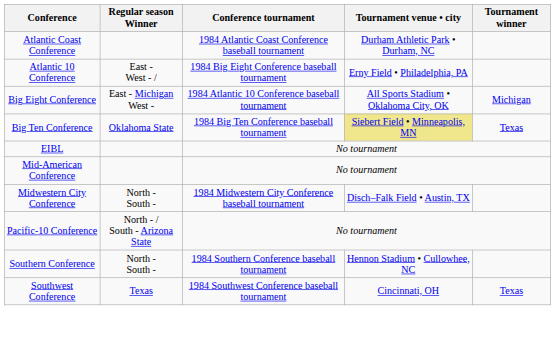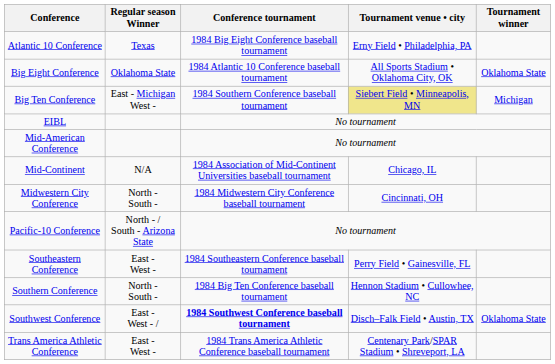- row: (52, 45)
(141, 72) East - West - / -> (143, 45) Texas
(141, 100) East - Michigan West - -> (143, 72) Oklahoma State
(511, 100) Michigan -> (513, 72) Oklahoma State
(141, 127) Oklahoma State -> (143, 100) East - Michigan West -
(263, 127) 1984 Big Ten Conference baseball tournament -> (264, 100) 1984 Southern Conference baseball tournament
(511, 127) Texas -> (513, 100) Michigan
+ row: (55, 170)
(408, 198) Disch–Falk Field • Austin, TX -> (412, 198) Cincinnati, OH
+ row: (55, 264)
(263, 264) 1984 Southern Conference baseball tournament -> (264, 291) 1984 Big Ten Conference baseball tournament
(141, 291) Texas -> (143, 318) East - West - /
(263, 291) normal -> (264, 318) bold
(408, 291) Cincinnati, OH -> (412, 318) Disch–Falk Field • Austin, TX
(511, 291) Texas -> (513, 318) Oklahoma State
+ row: (55, 346)
